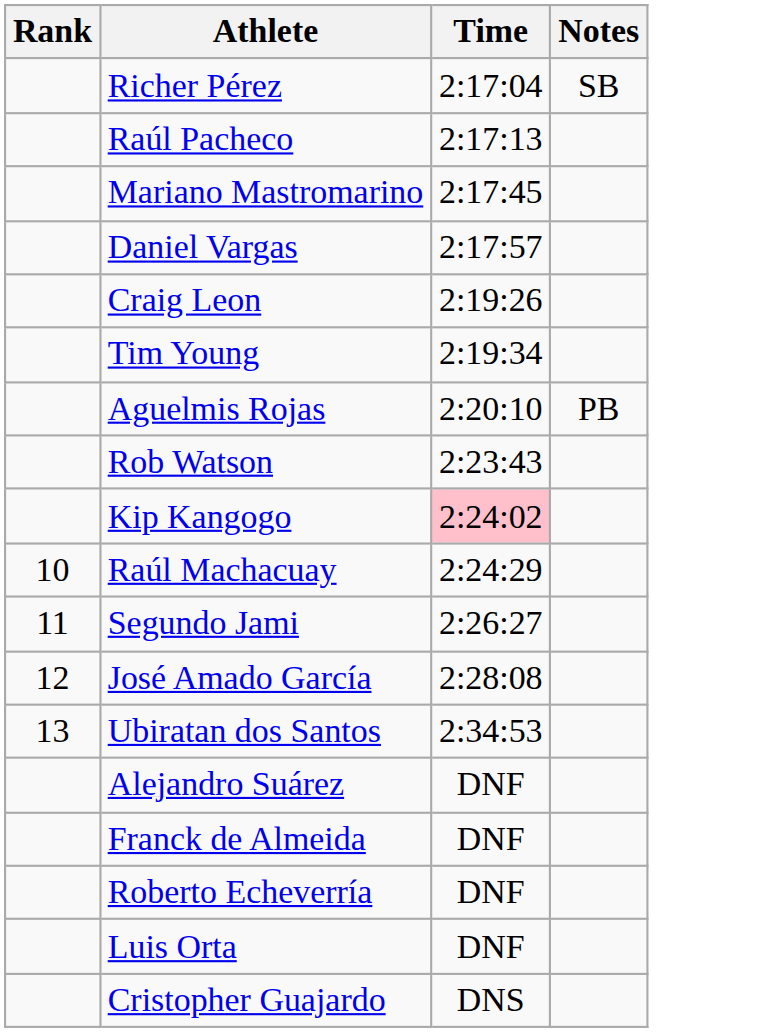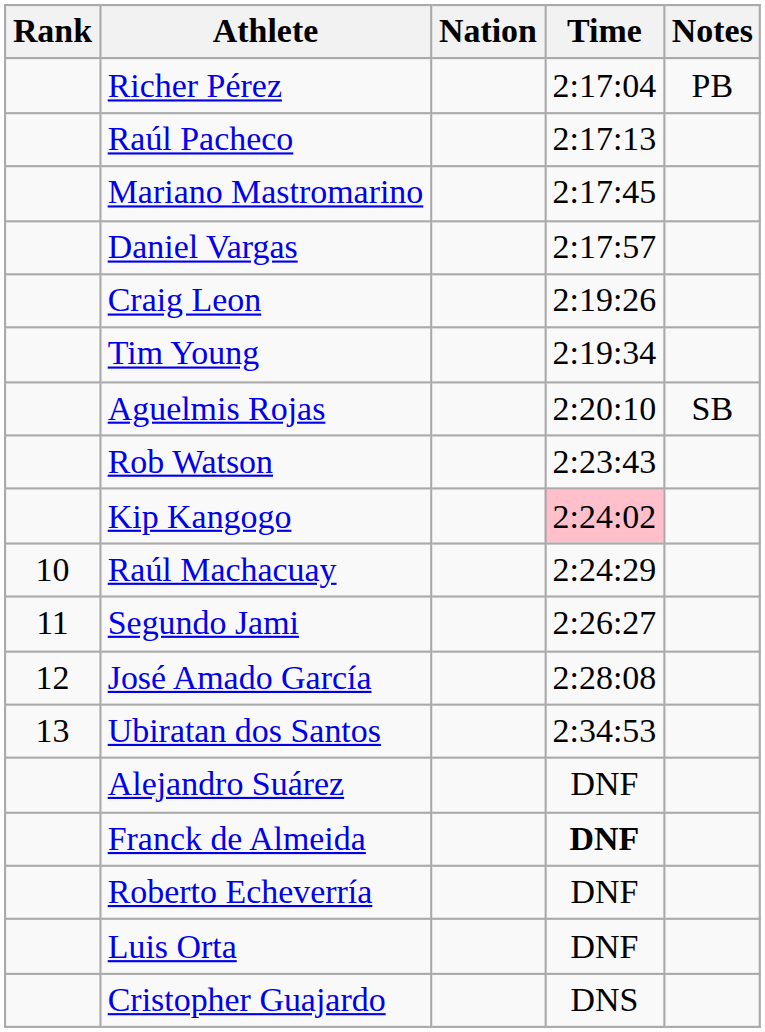+ column: (488, 31)
(599, 85) SB -> (712, 85) PB
(599, 407) PB -> (712, 407) SB
(491, 838) normal -> (604, 838) bold
